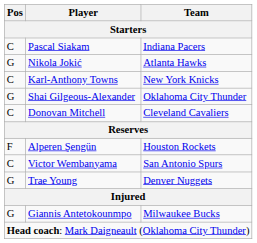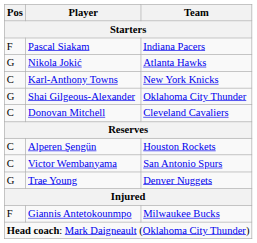(10, 46) C -> (10, 46) F
(10, 146) F -> (10, 146) C
(11, 213) G -> (10, 213) F
